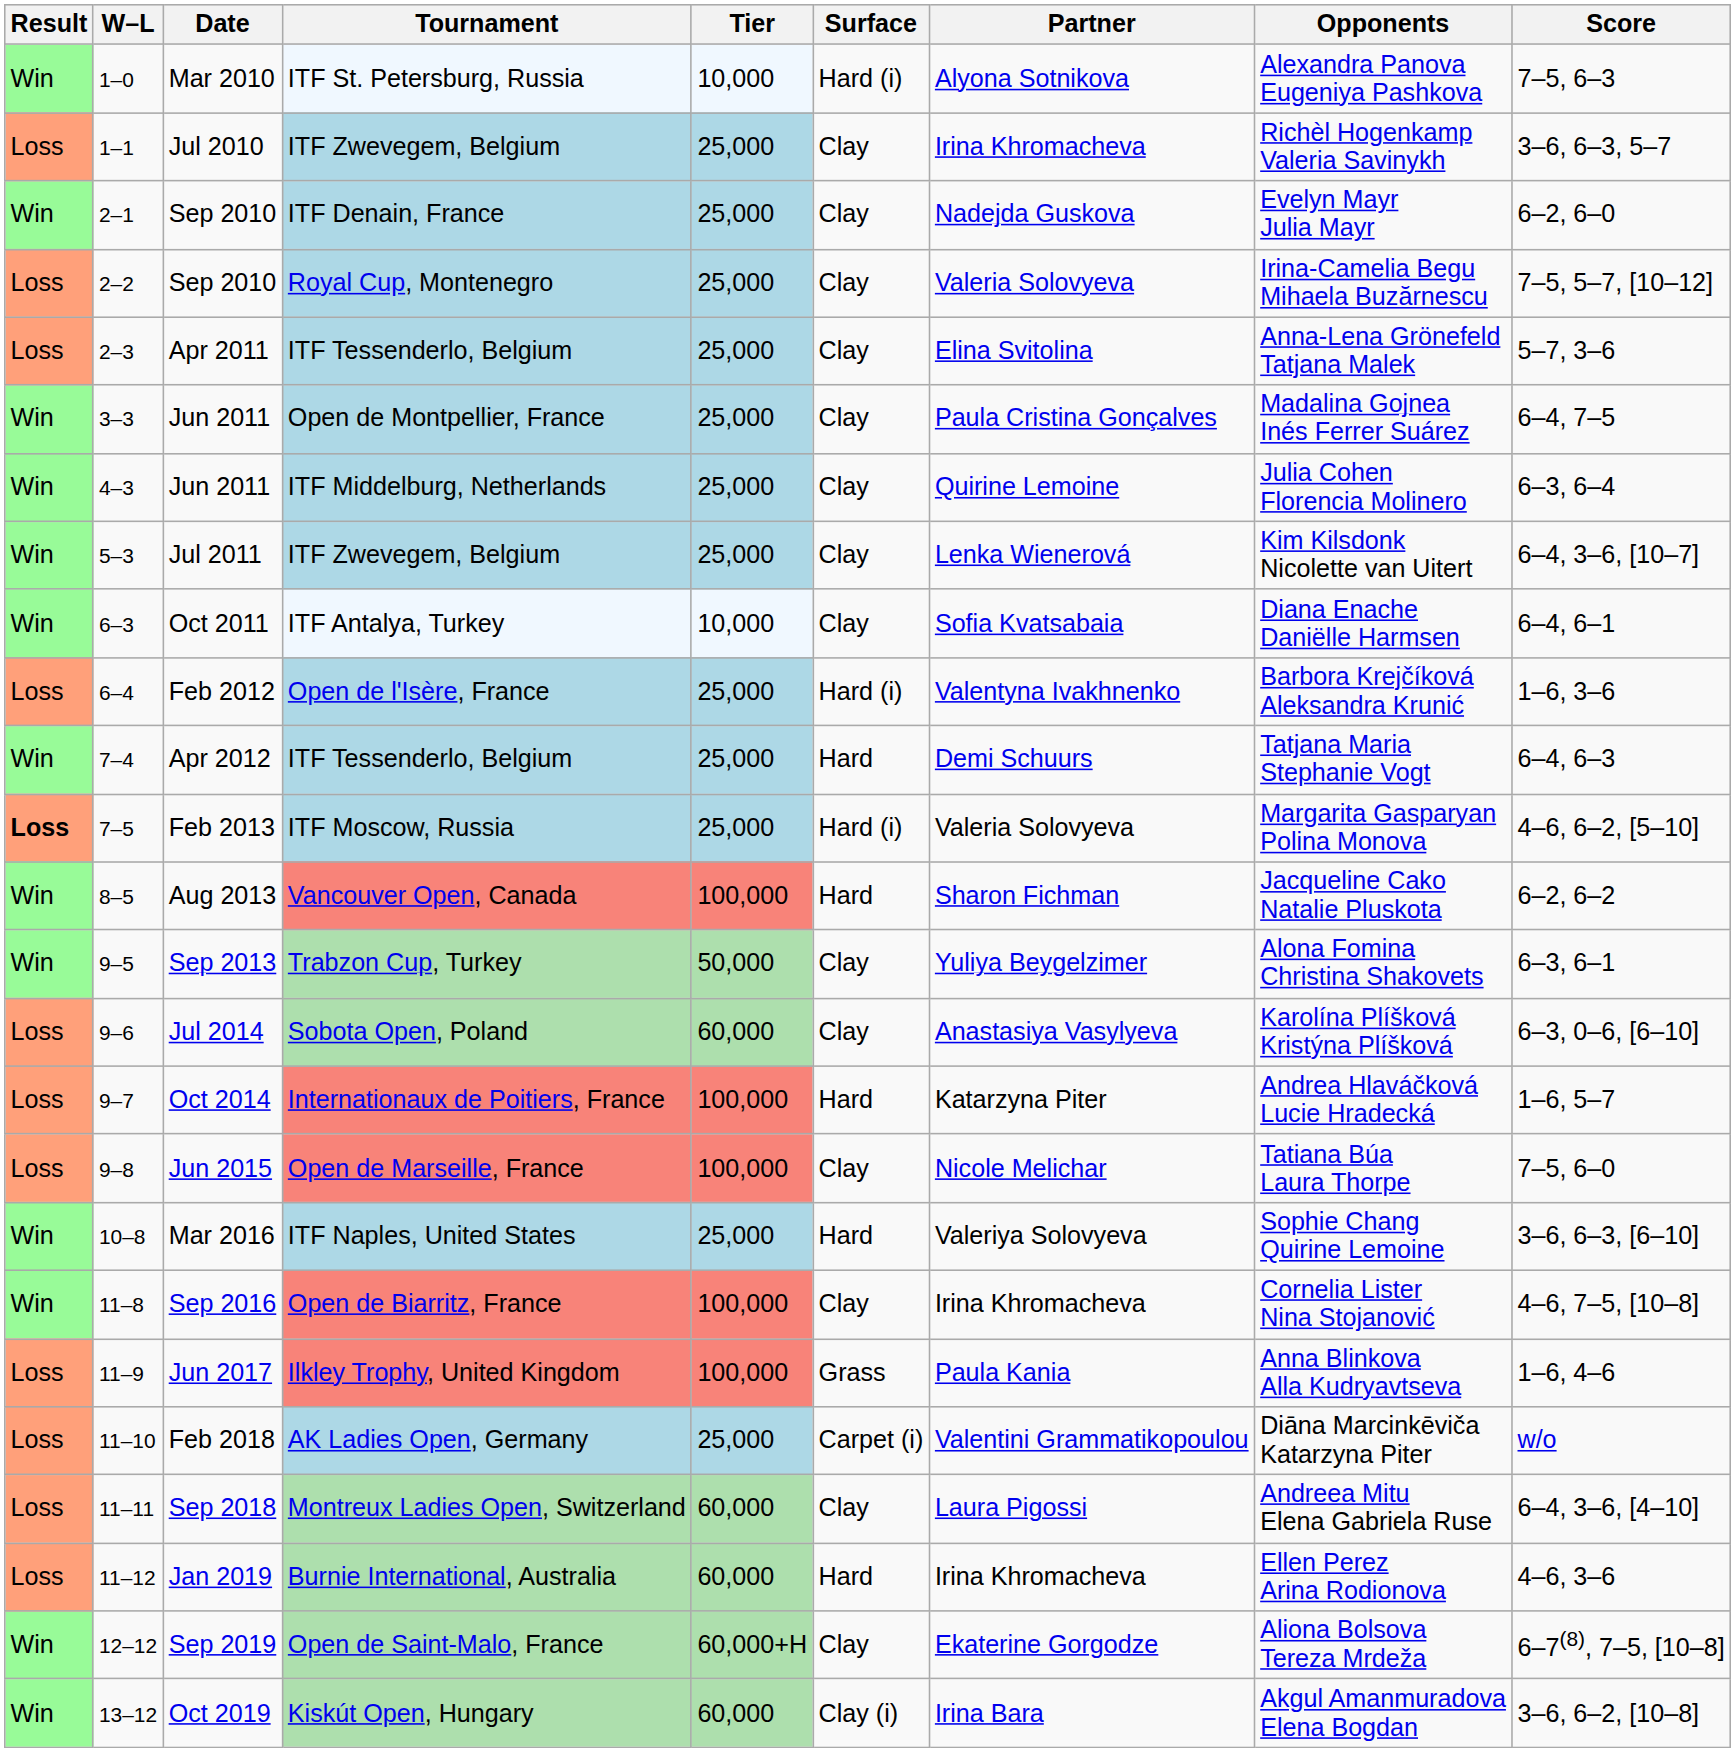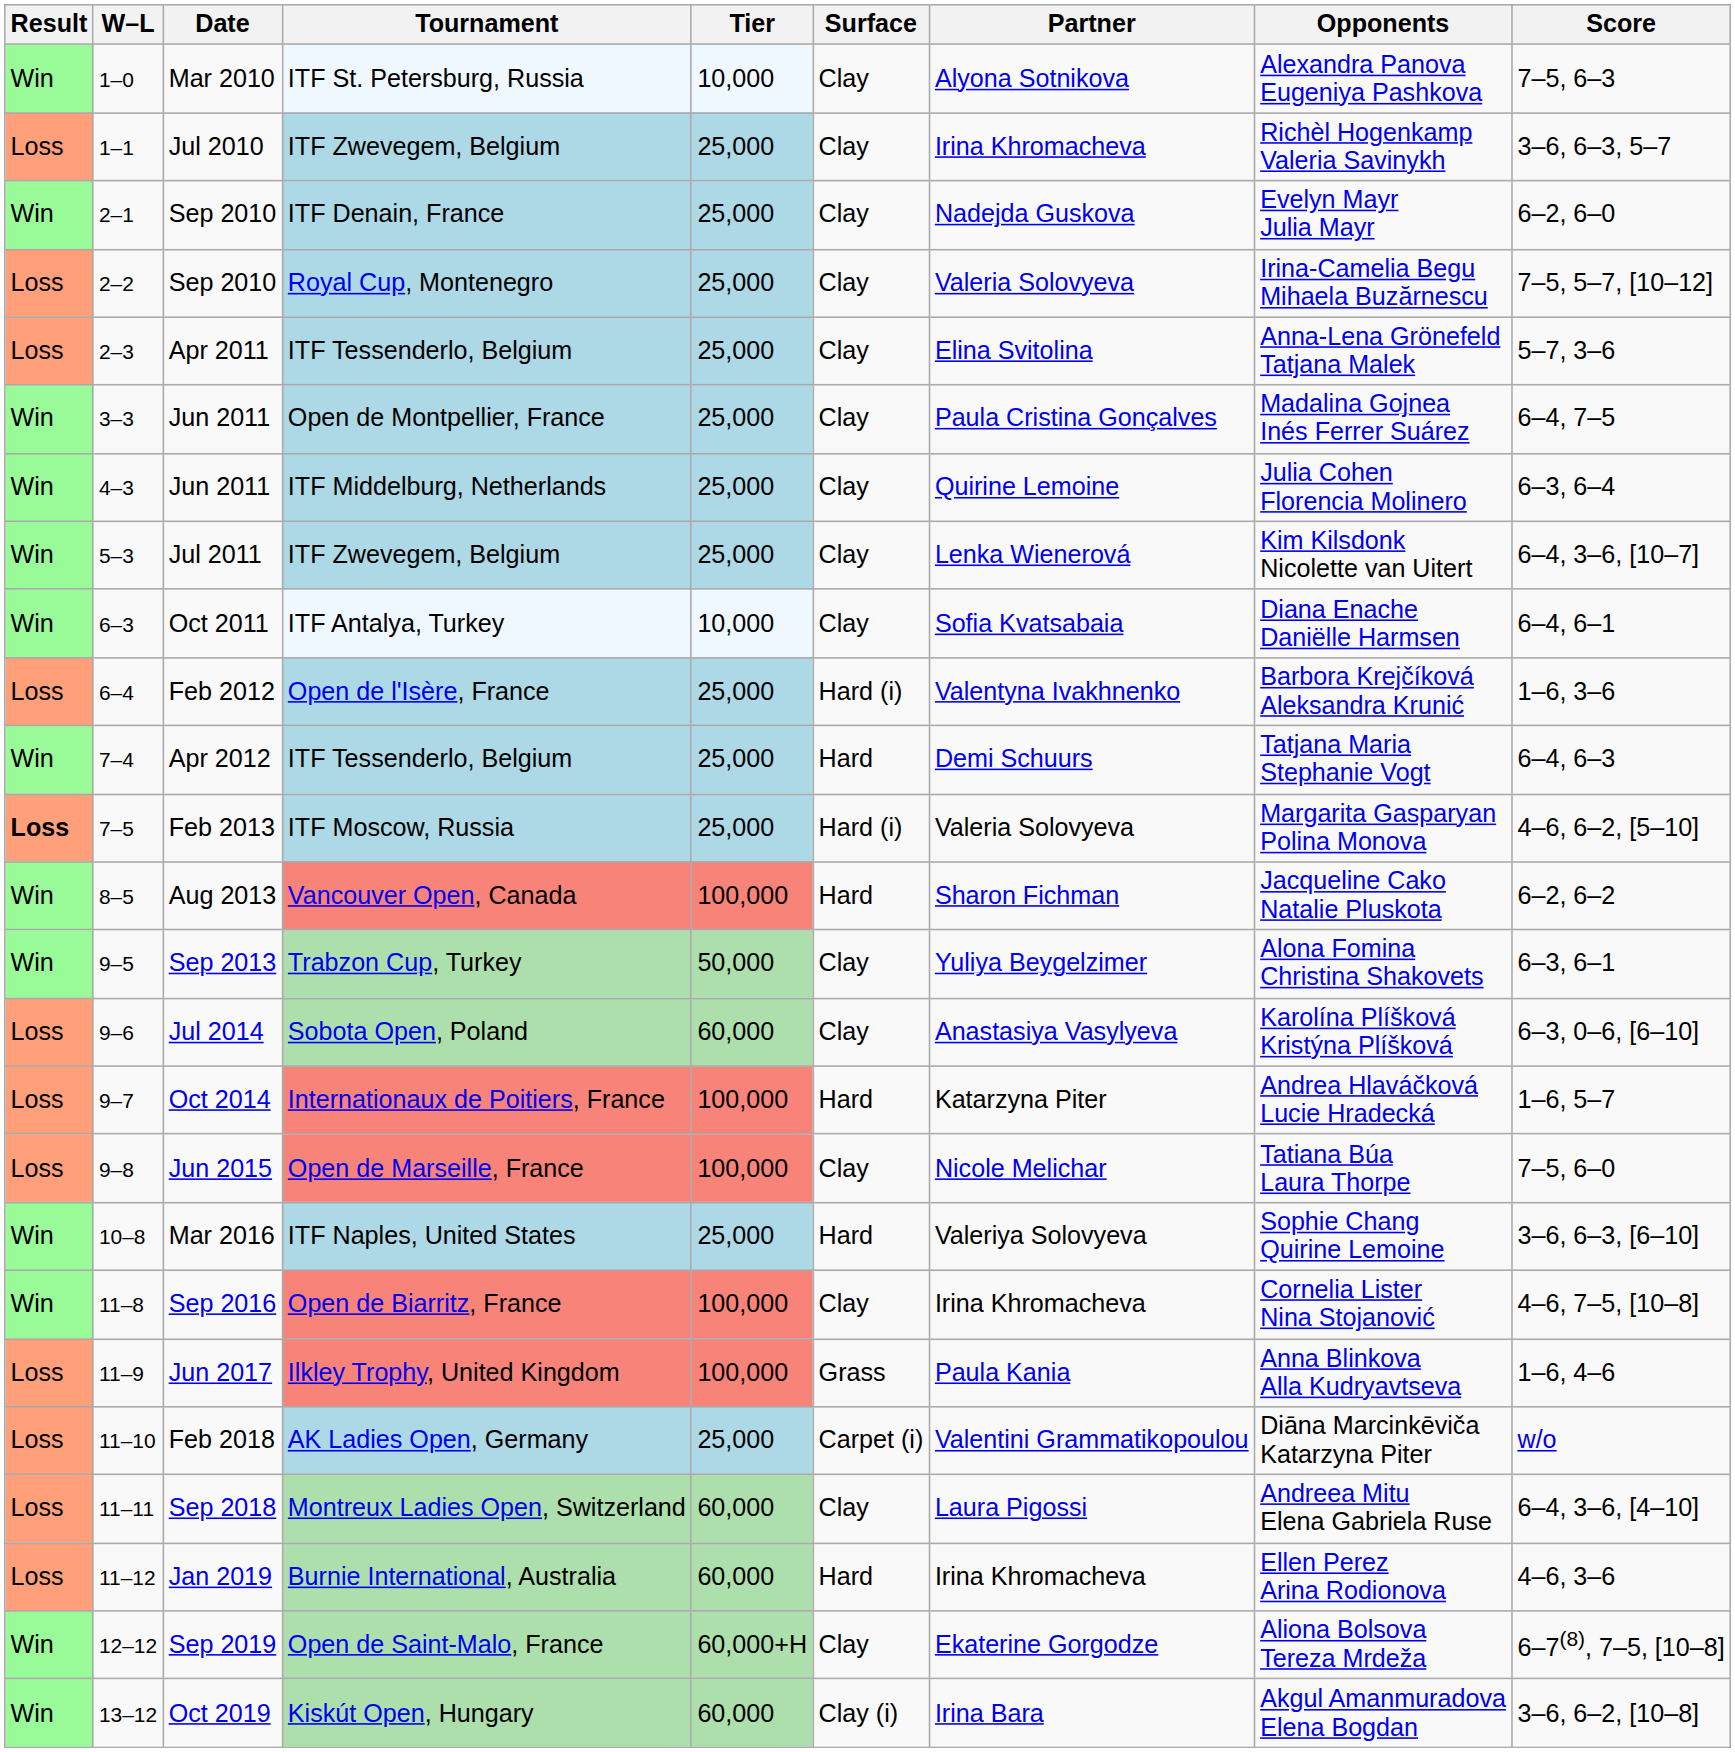(860, 78) Hard (i) -> (844, 78) Clay
